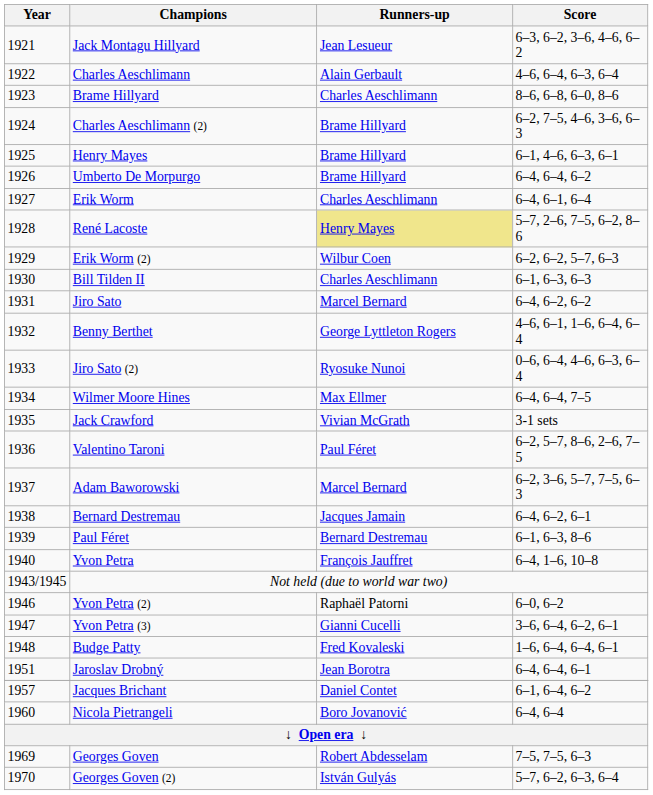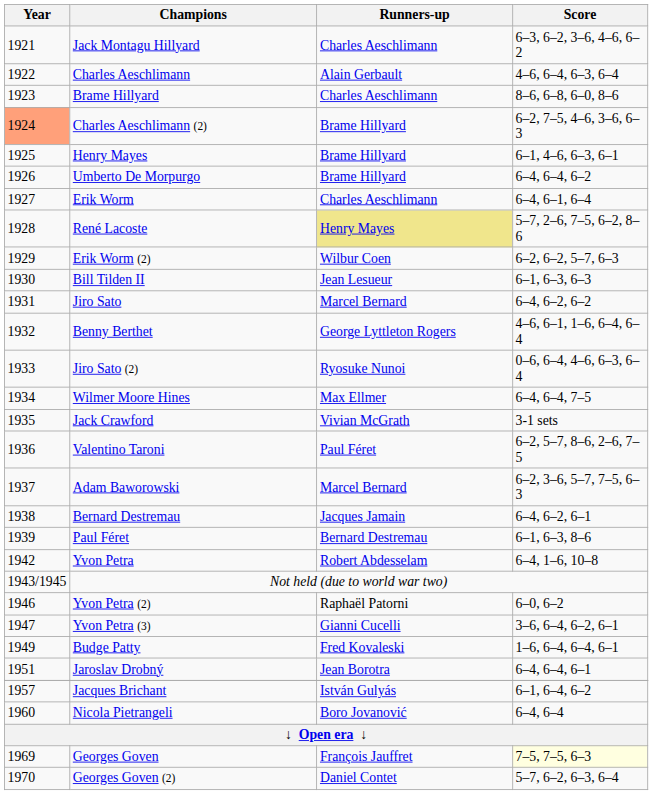(356, 44) Jean Lesueur -> (379, 44) Charles Aeschlimann
(21, 125) no background -> (21, 125) lightsalmon background
(379, 280) Charles Aeschlimann -> (356, 280) Jean Lesueur
(21, 560) 1940 -> (21, 560) 1942
(366, 560) François Jauffret -> (374, 560) Robert Abdesselam
(21, 647) 1948 -> (21, 647) 1949
(358, 691) Daniel Contet -> (358, 691) István Gulyás
(374, 756) Robert Abdesselam -> (366, 756) François Jauffret
(553, 756) no background -> (553, 756) lightyellow background
(358, 778) István Gulyás -> (358, 778) Daniel Contet
